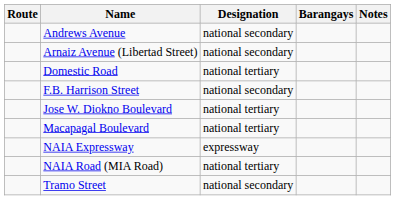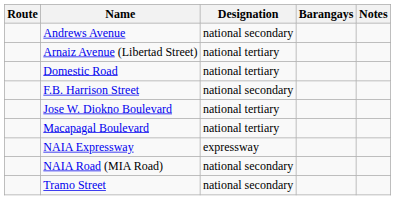(248, 52) national secondary -> (241, 52) national tertiary
(241, 166) national tertiary -> (248, 166) national secondary
